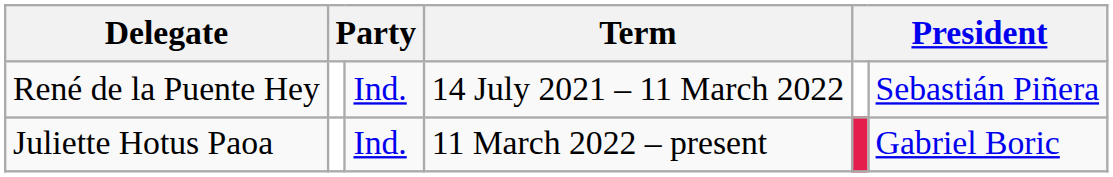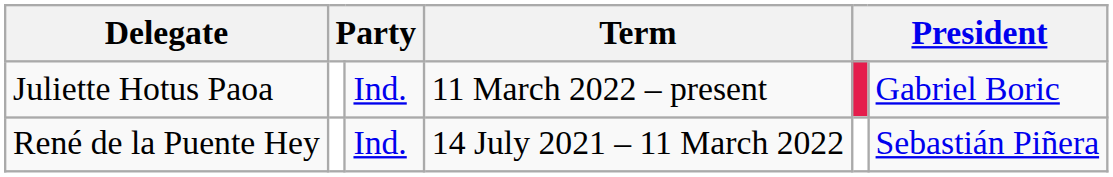rows swapped: (166, 88) <-> (143, 143)
